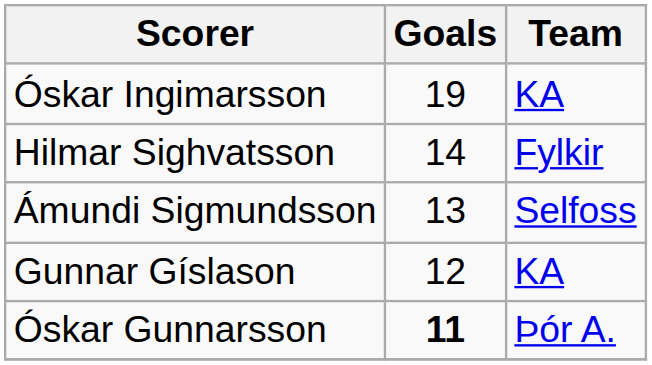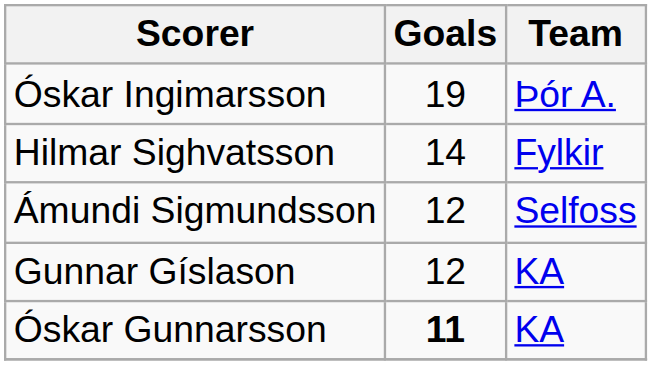(539, 93) KA -> (565, 93) Þór A.
(445, 211) 13 -> (445, 211) 12
(565, 329) Þór A. -> (539, 329) KA
